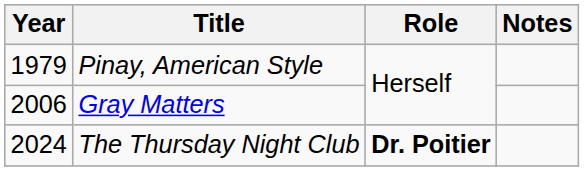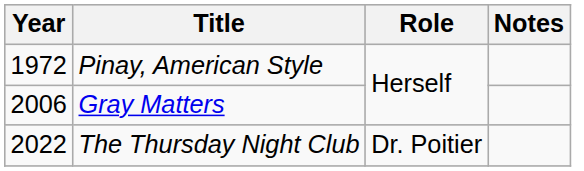(39, 64) 1979 -> (39, 64) 1972
(39, 144) 2024 -> (39, 144) 2022
(431, 144) bold -> (427, 144) normal
